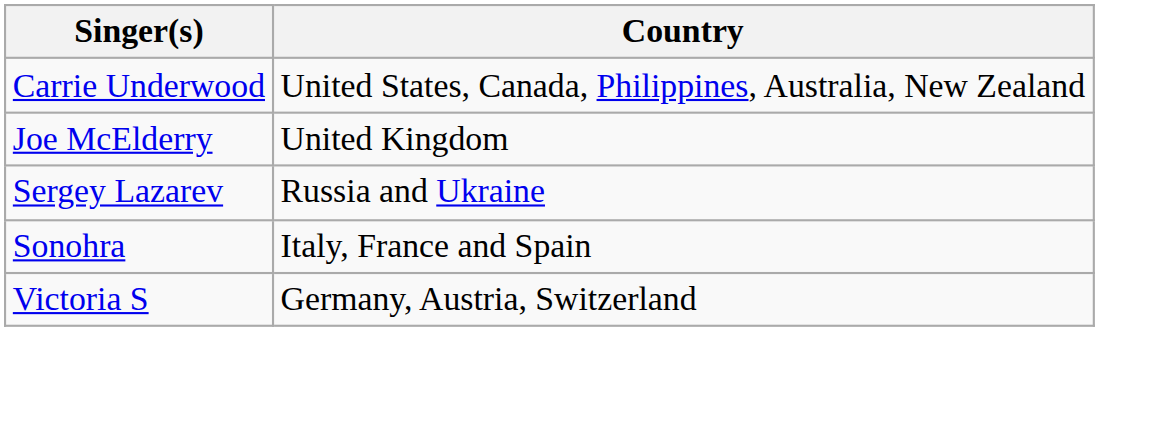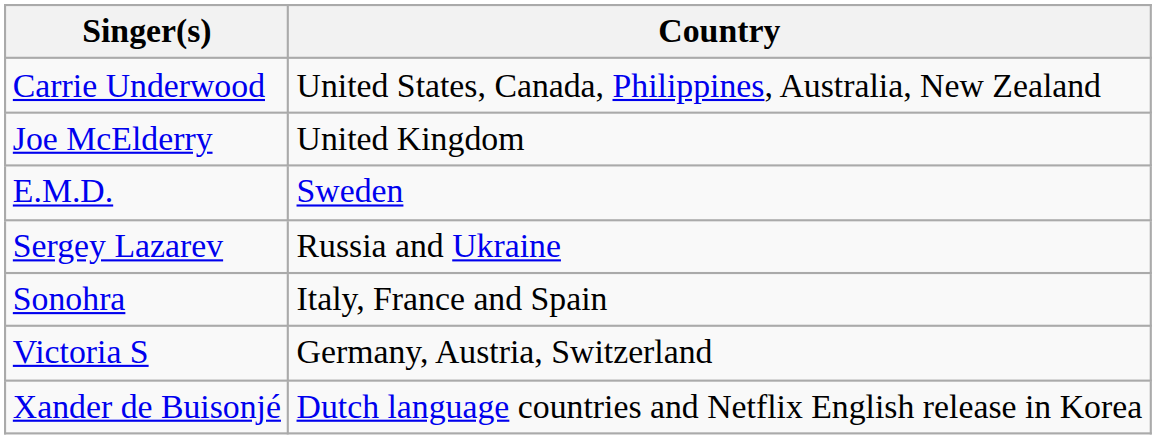+ row: (63, 191)
+ row: (147, 406)
